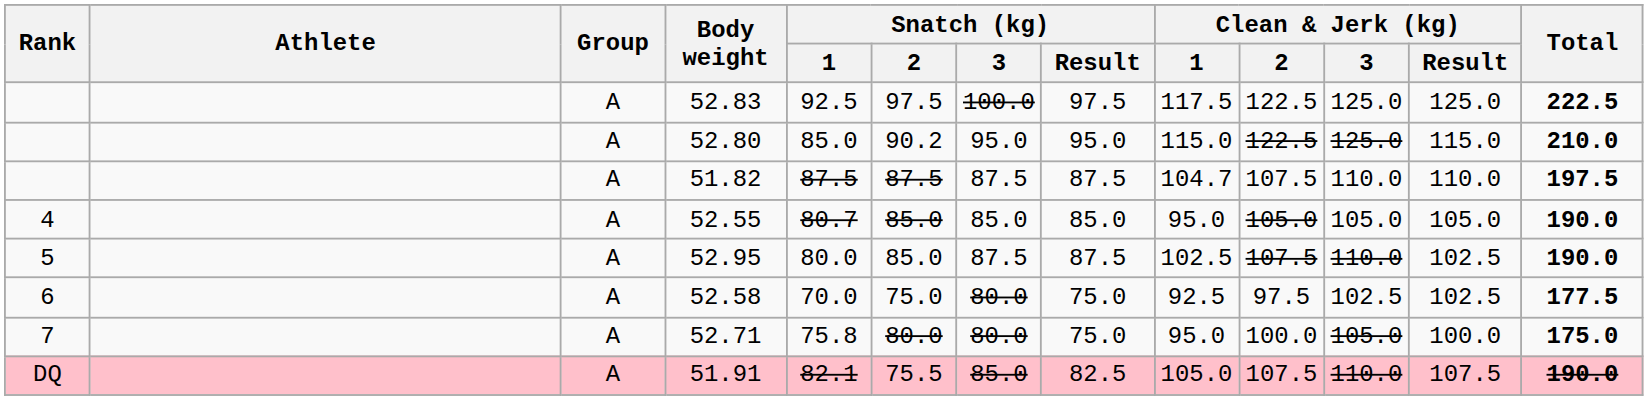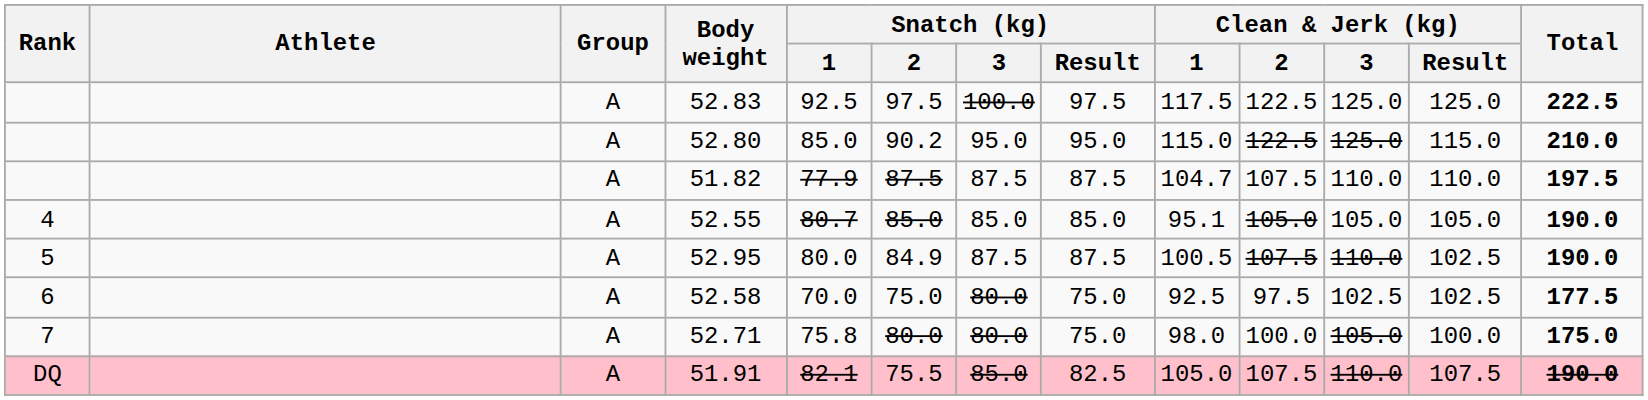(829, 180) 87.5 -> (829, 180) 77.9
(1196, 219) 95.0 -> (1196, 219) 95.1
(914, 258) 85.0 -> (914, 258) 84.9
(1196, 258) 102.5 -> (1196, 258) 100.5
(1196, 336) 95.0 -> (1196, 336) 98.0
